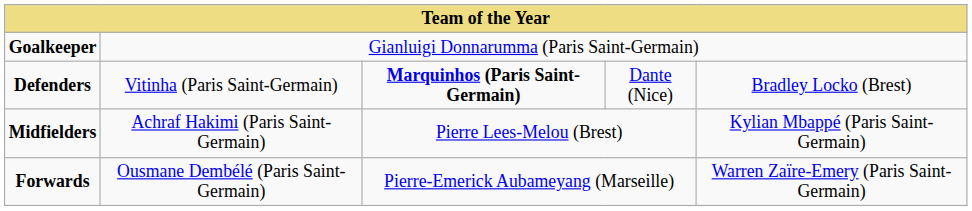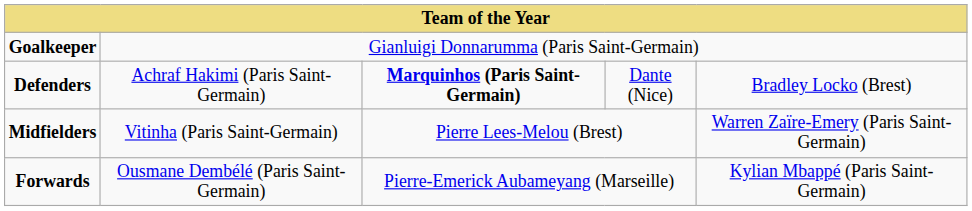(231, 84) Vitinha (Paris Saint-Germain) -> (231, 84) Achraf Hakimi (Paris Saint-Germain)
(231, 133) Achraf Hakimi (Paris Saint-Germain) -> (231, 133) Vitinha (Paris Saint-Germain)
(832, 133) Kylian Mbappé (Paris Saint-Germain) -> (832, 133) Warren Zaïre-Emery (Paris Saint-Germain)
(832, 181) Warren Zaïre-Emery (Paris Saint-Germain) -> (832, 181) Kylian Mbappé (Paris Saint-Germain)
